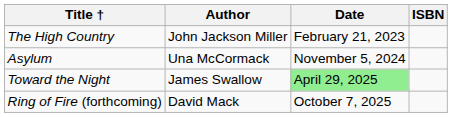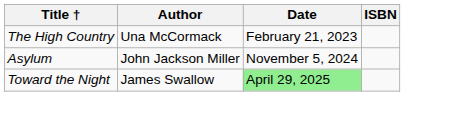(228, 36) John Jackson Miller -> (171, 36) Una McCormack
(219, 58) Una McCormack -> (180, 58) John Jackson Miller
- row: (85, 101)
